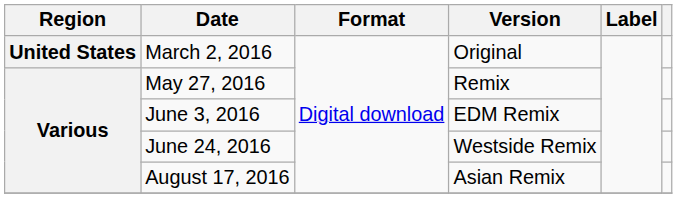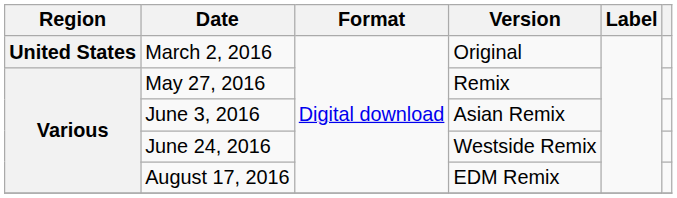(506, 114) EDM Remix -> (509, 114) Asian Remix
(509, 177) Asian Remix -> (506, 177) EDM Remix
